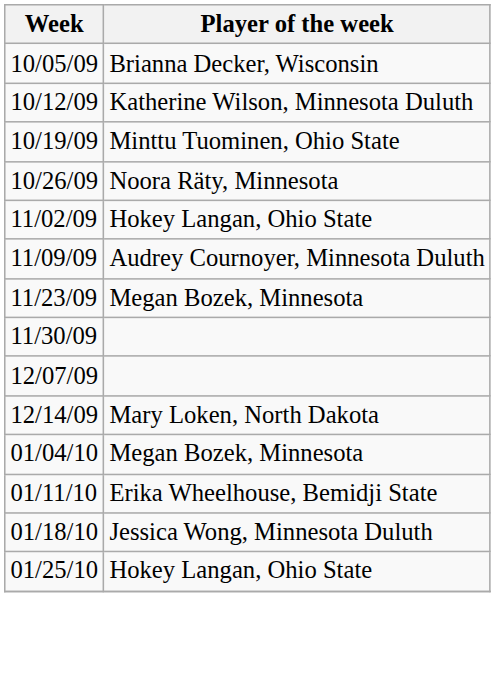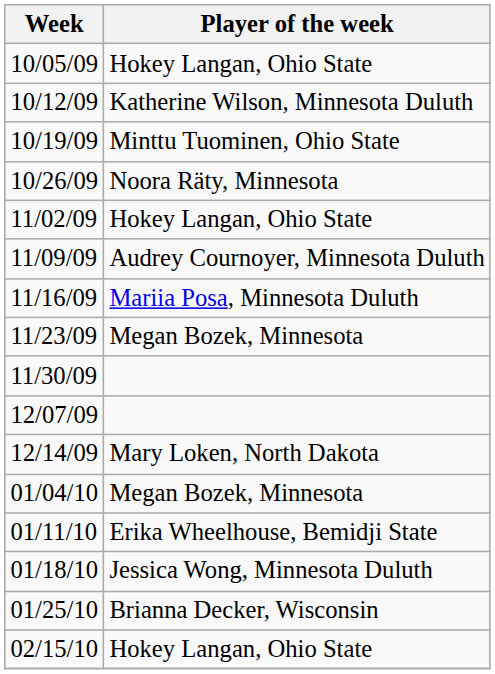(244, 63) Brianna Decker, Wisconsin -> (241, 63) Hokey Langan, Ohio State
+ row: (54, 297)
(241, 571) Hokey Langan, Ohio State -> (244, 610) Brianna Decker, Wisconsin
+ row: (54, 649)
